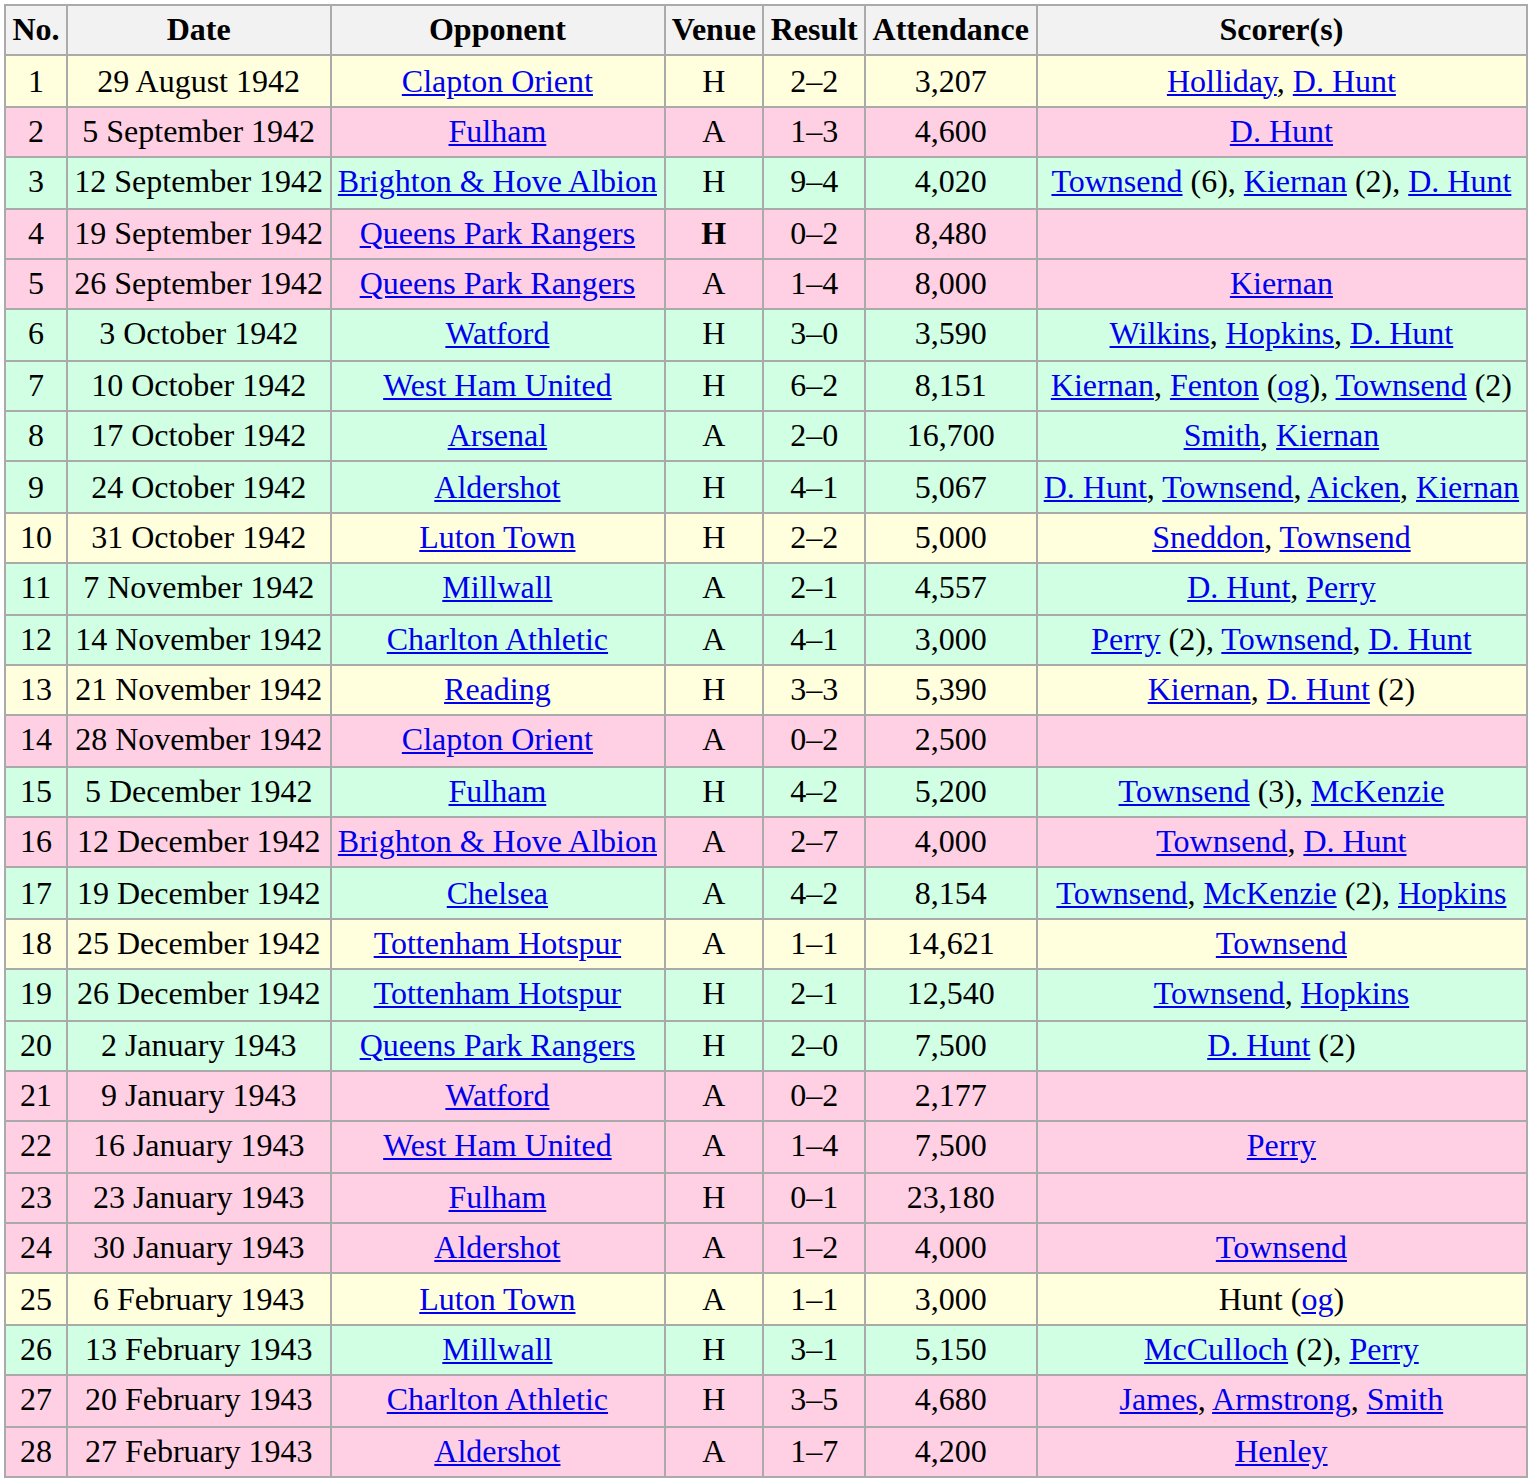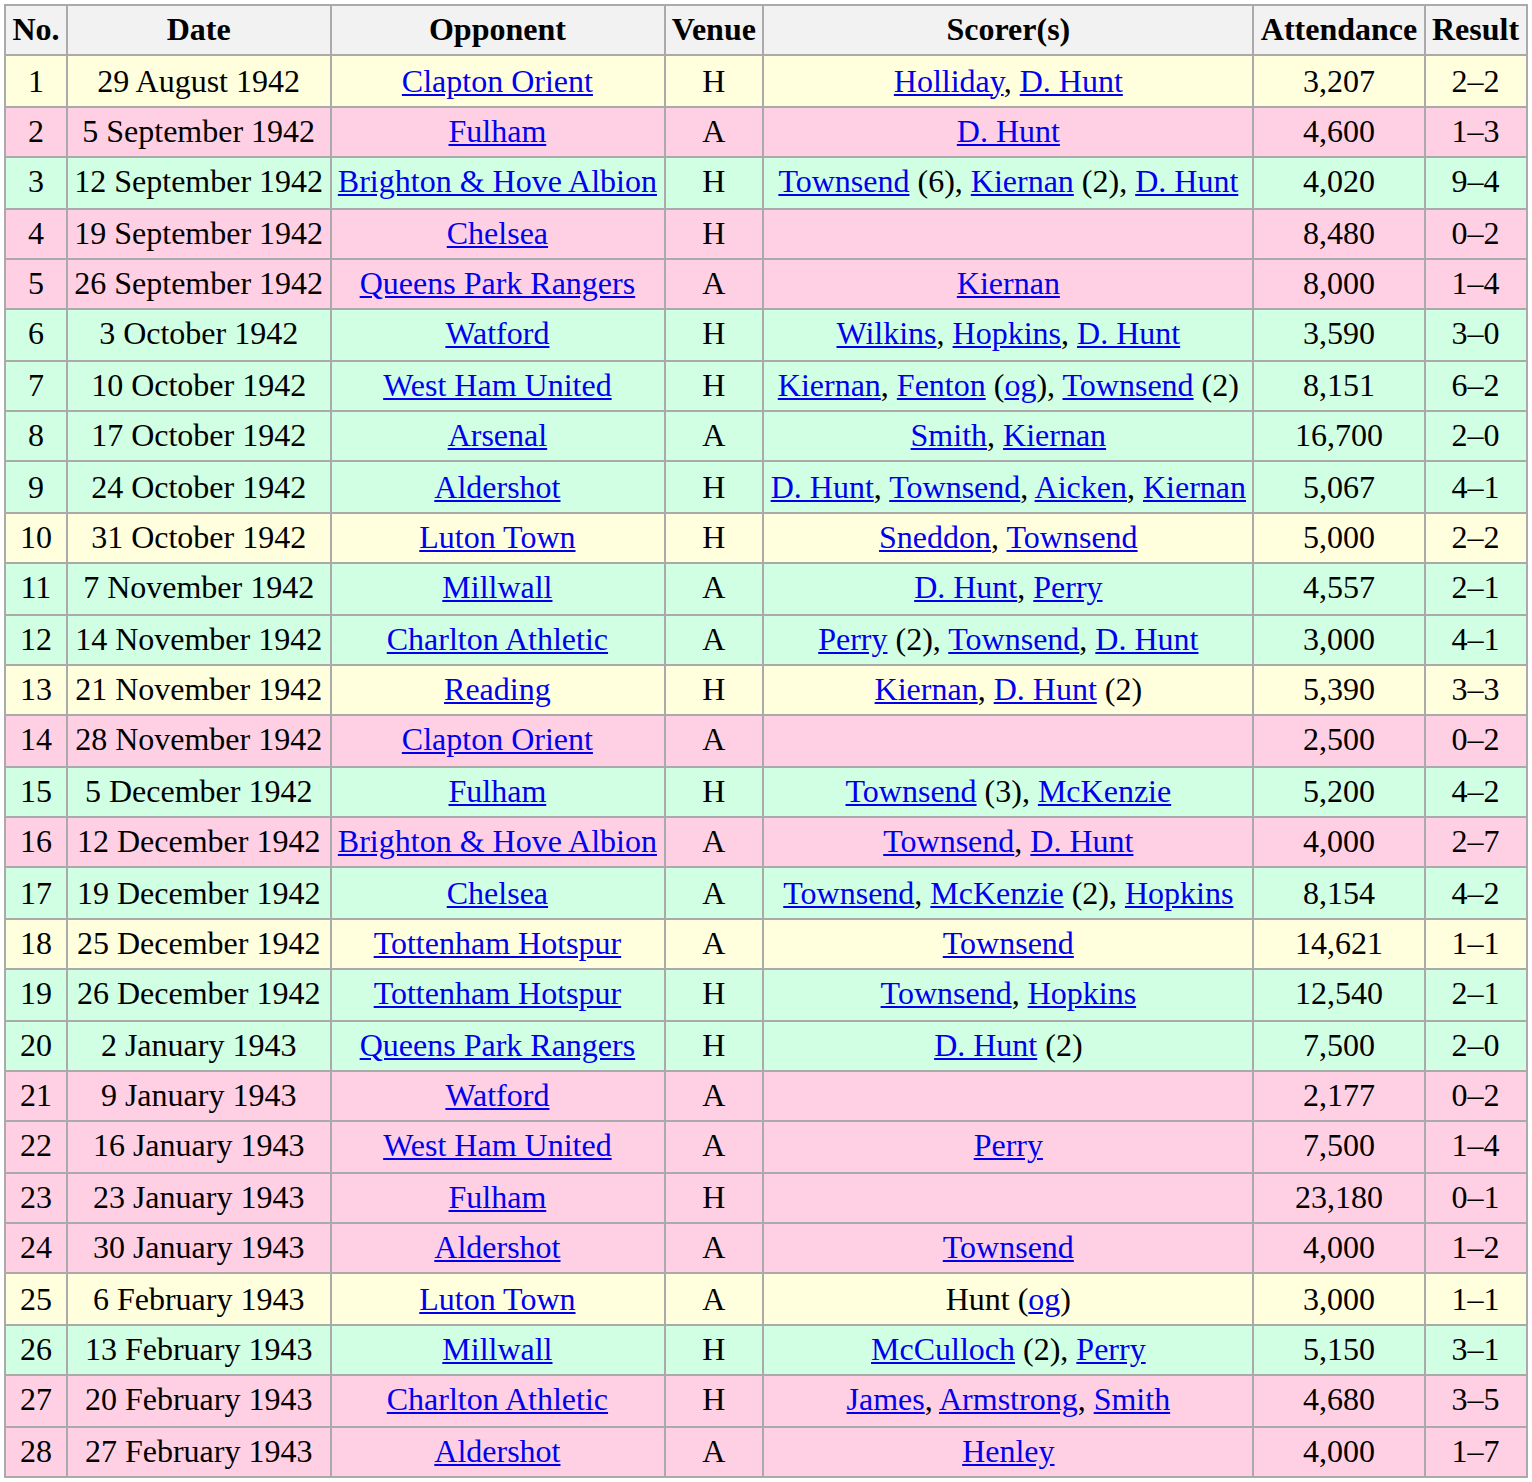columns swapped: (814, 29) <-> (1281, 29)
(497, 232) Queens Park Rangers -> (497, 232) Chelsea
(714, 232) bold -> (714, 232) normal
(951, 1450) 4,200 -> (1339, 1450) 4,000
